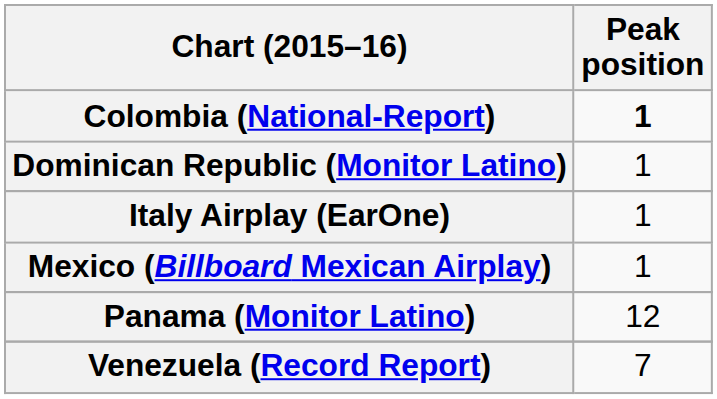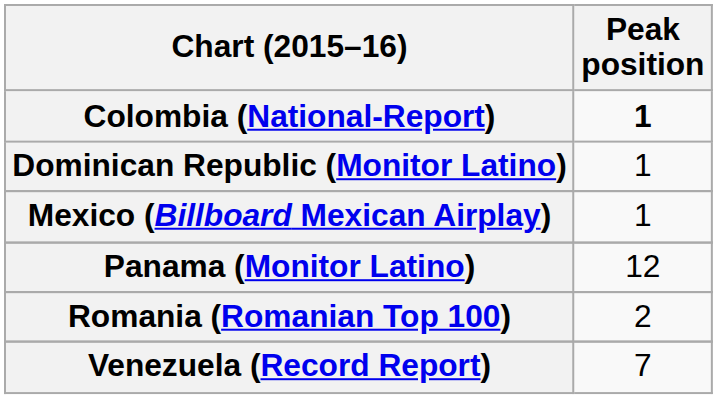- row: (289, 215)
+ row: (289, 316)
